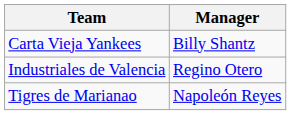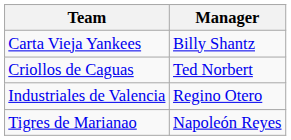+ row: (71, 69)
